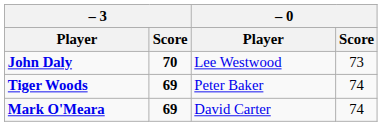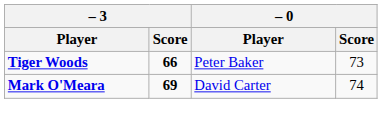- row: (40, 62)
(170, 86) 69 -> (170, 62) 66
(357, 86) 74 -> (357, 62) 73
